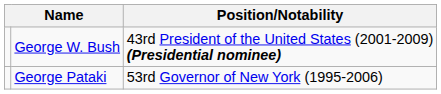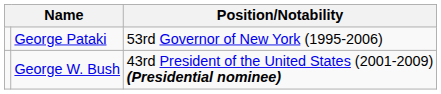rows swapped: (60, 77) <-> (67, 46)
